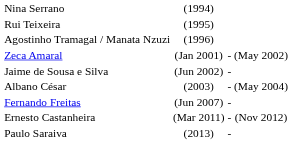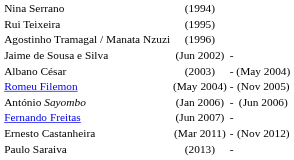- row: (33, 55)
+ row: (41, 86)
+ row: (45, 102)
